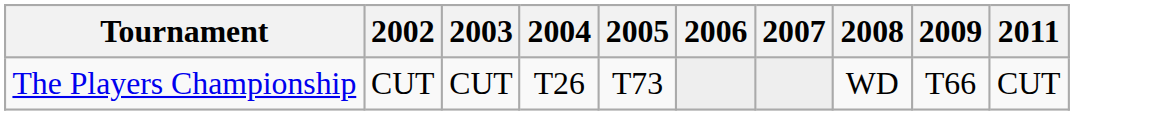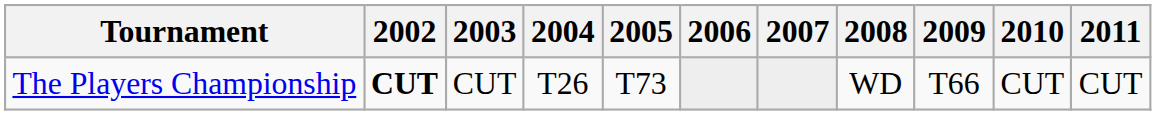+ column: (1032, 30)
(403, 83) normal -> (405, 83) bold
